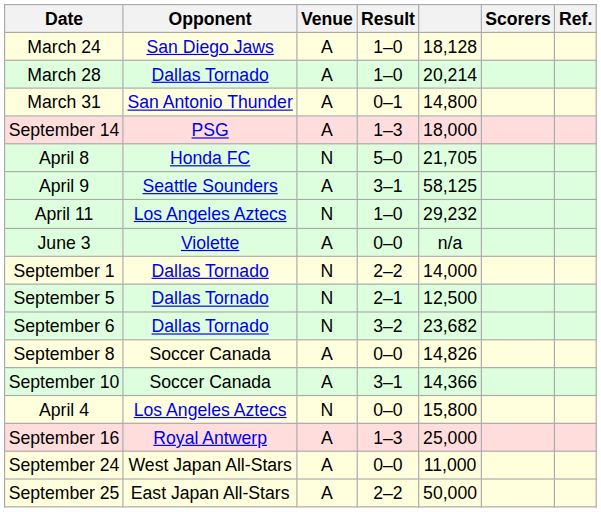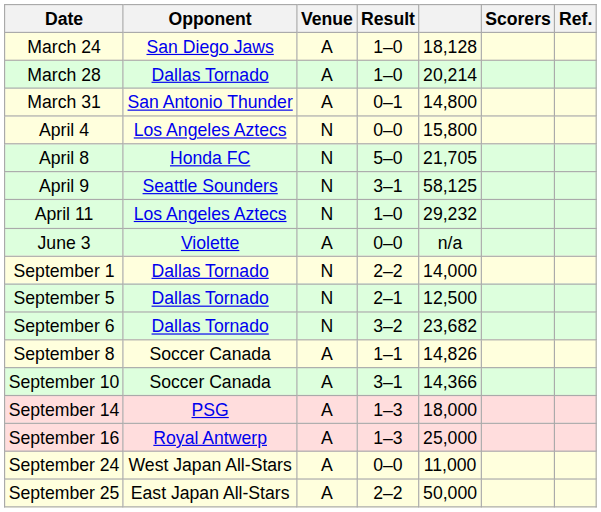rows swapped: (64, 409) <-> (64, 130)
(327, 186) A -> (327, 186) N
(388, 354) 0–0 -> (388, 354) 1–1
